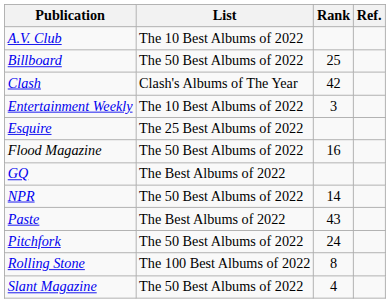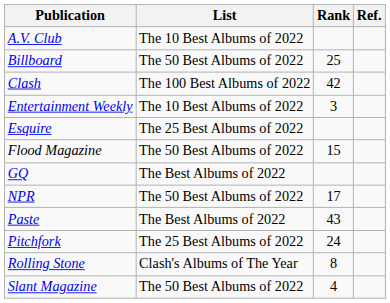(218, 83) Clash's Albums of The Year -> (225, 83) The 100 Best Albums of 2022
(334, 151) 16 -> (334, 151) 15
(334, 196) 14 -> (334, 196) 17
(221, 241) The 50 Best Albums of 2022 -> (221, 241) The 25 Best Albums of 2022
(225, 264) The 100 Best Albums of 2022 -> (218, 264) Clash's Albums of The Year
